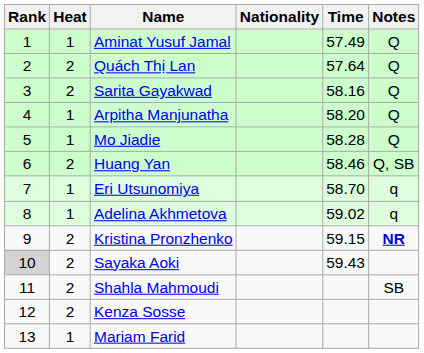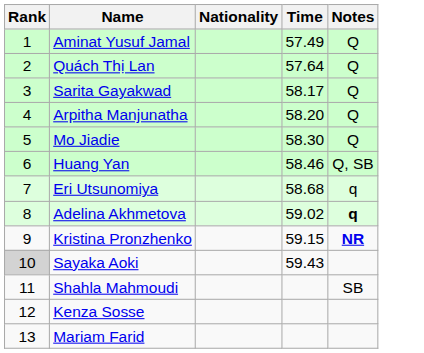- column: (70, 17)
(346, 91) 58.16 -> (305, 91) 58.17
(346, 140) 58.28 -> (305, 140) 58.30
(346, 189) 58.70 -> (305, 189) 58.68
(394, 213) normal -> (353, 213) bold
